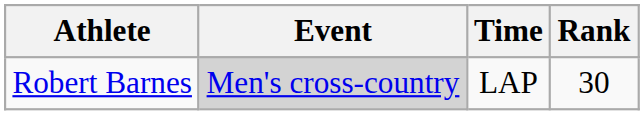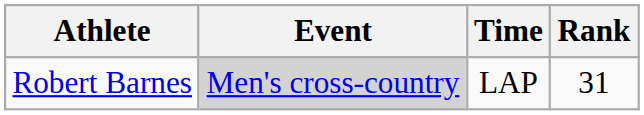(594, 82) 30 -> (594, 82) 31
